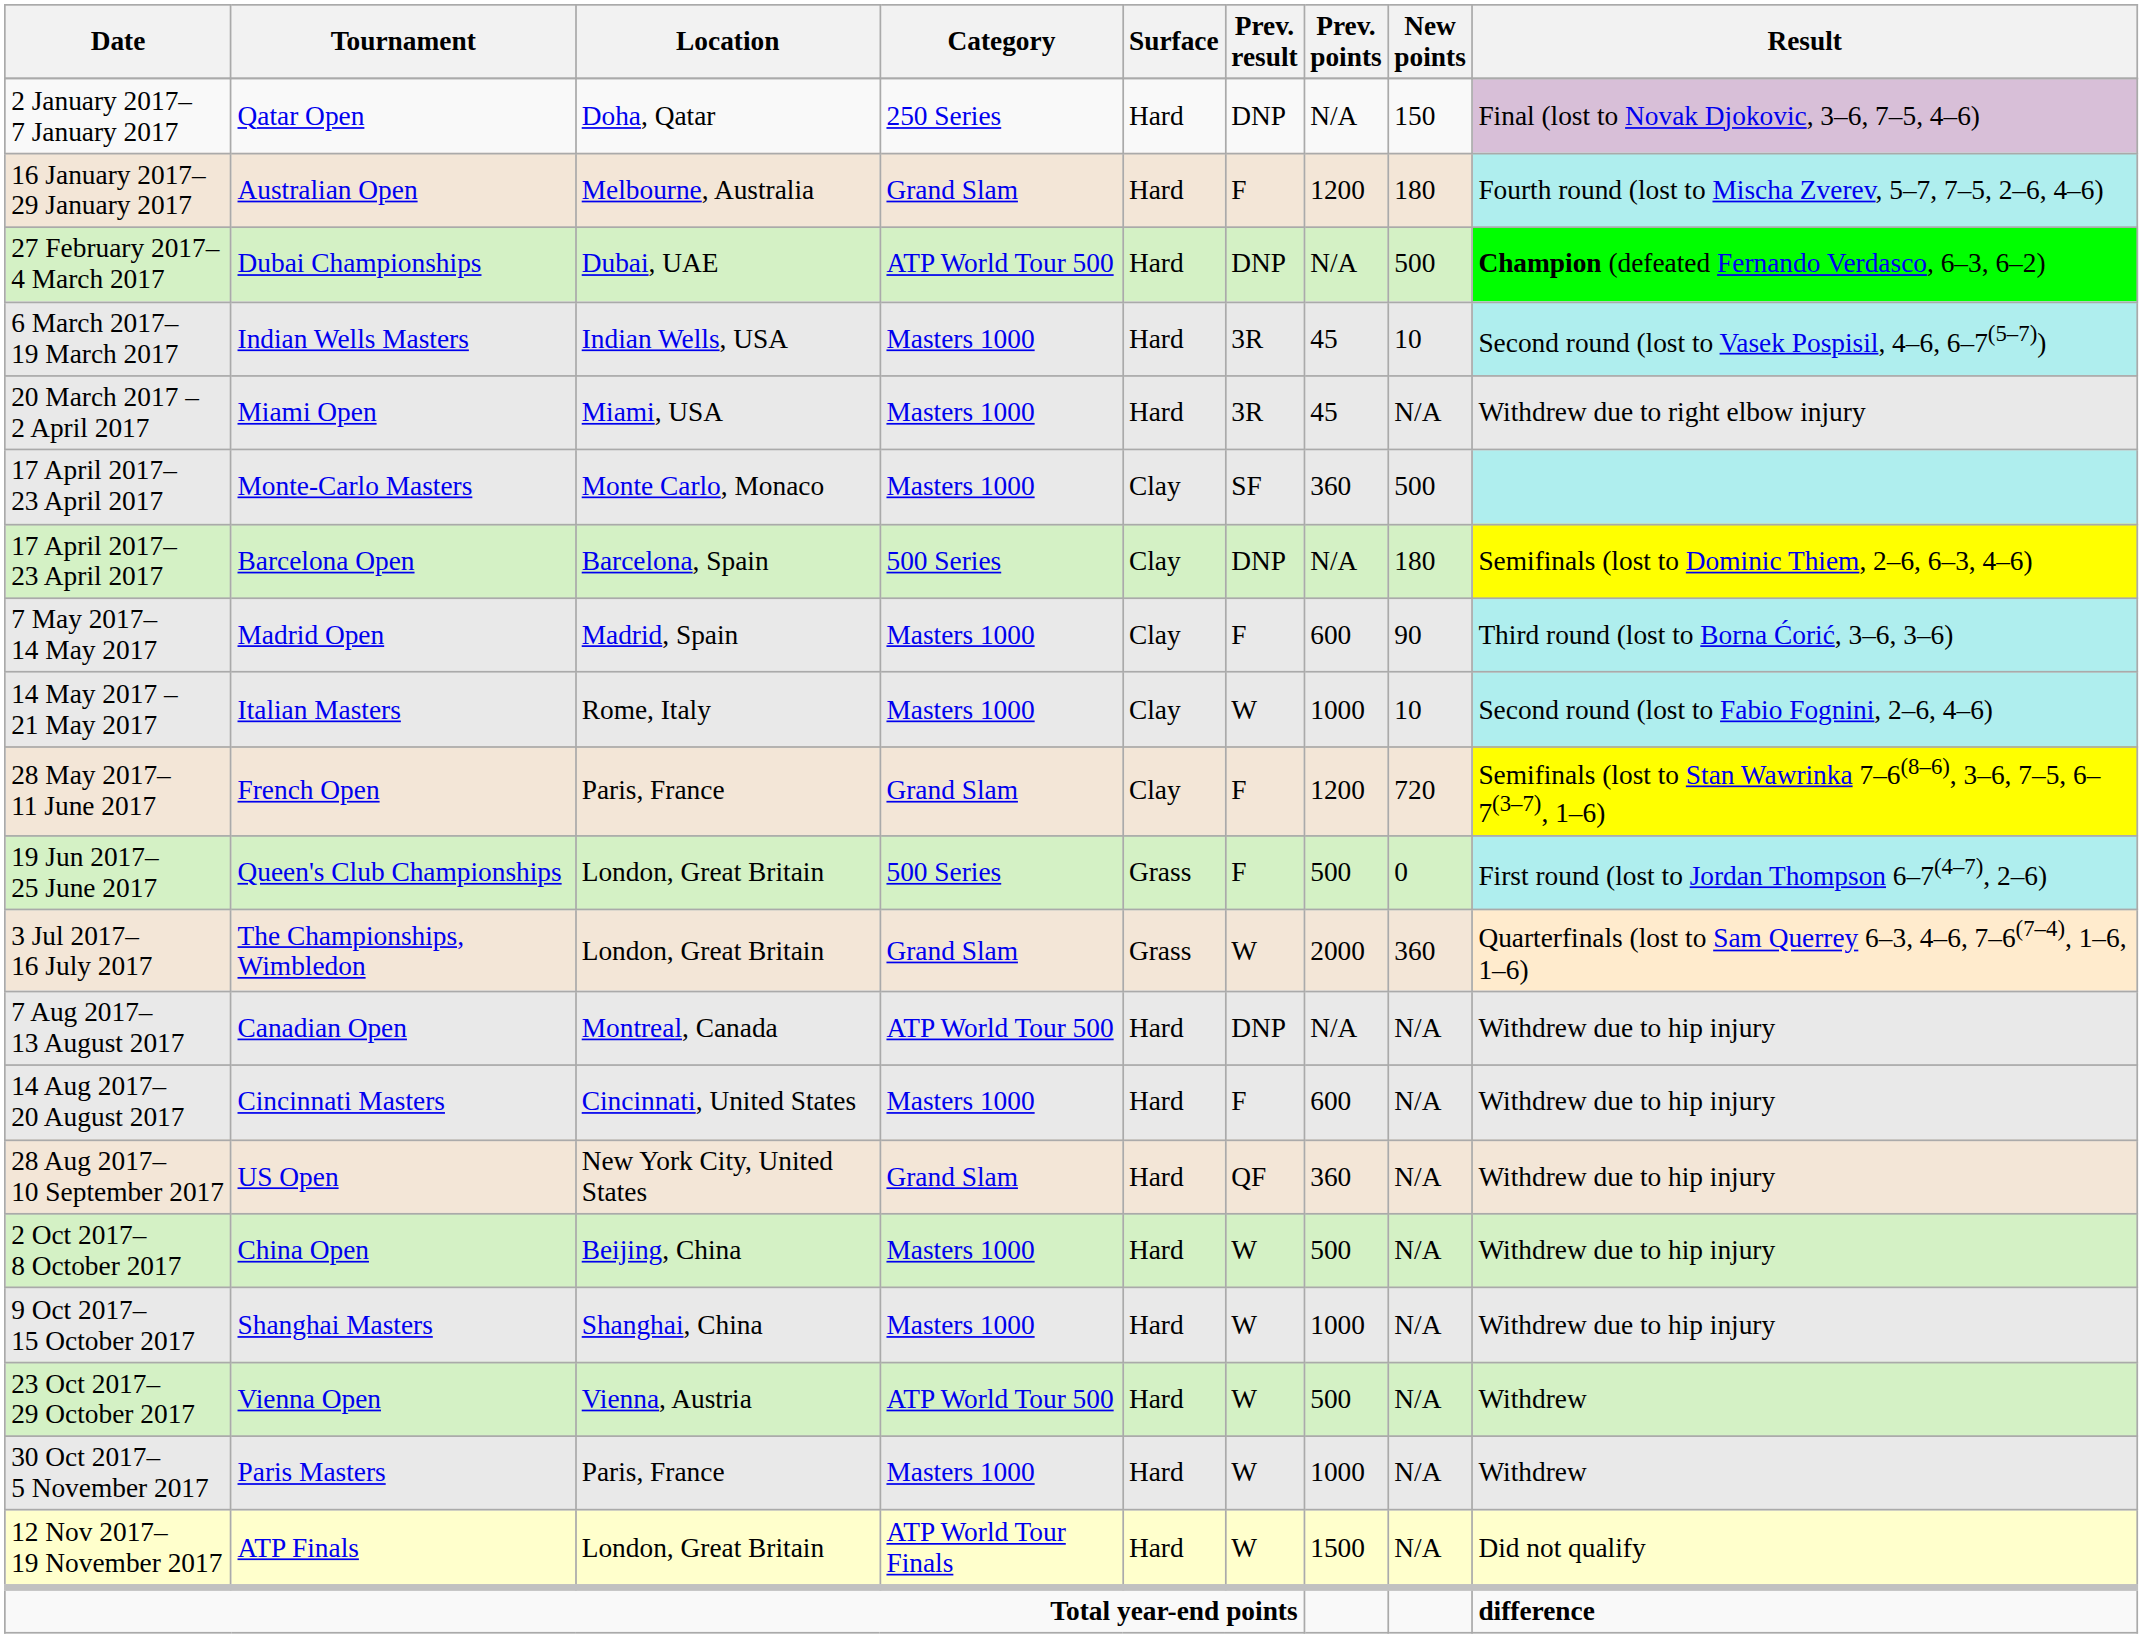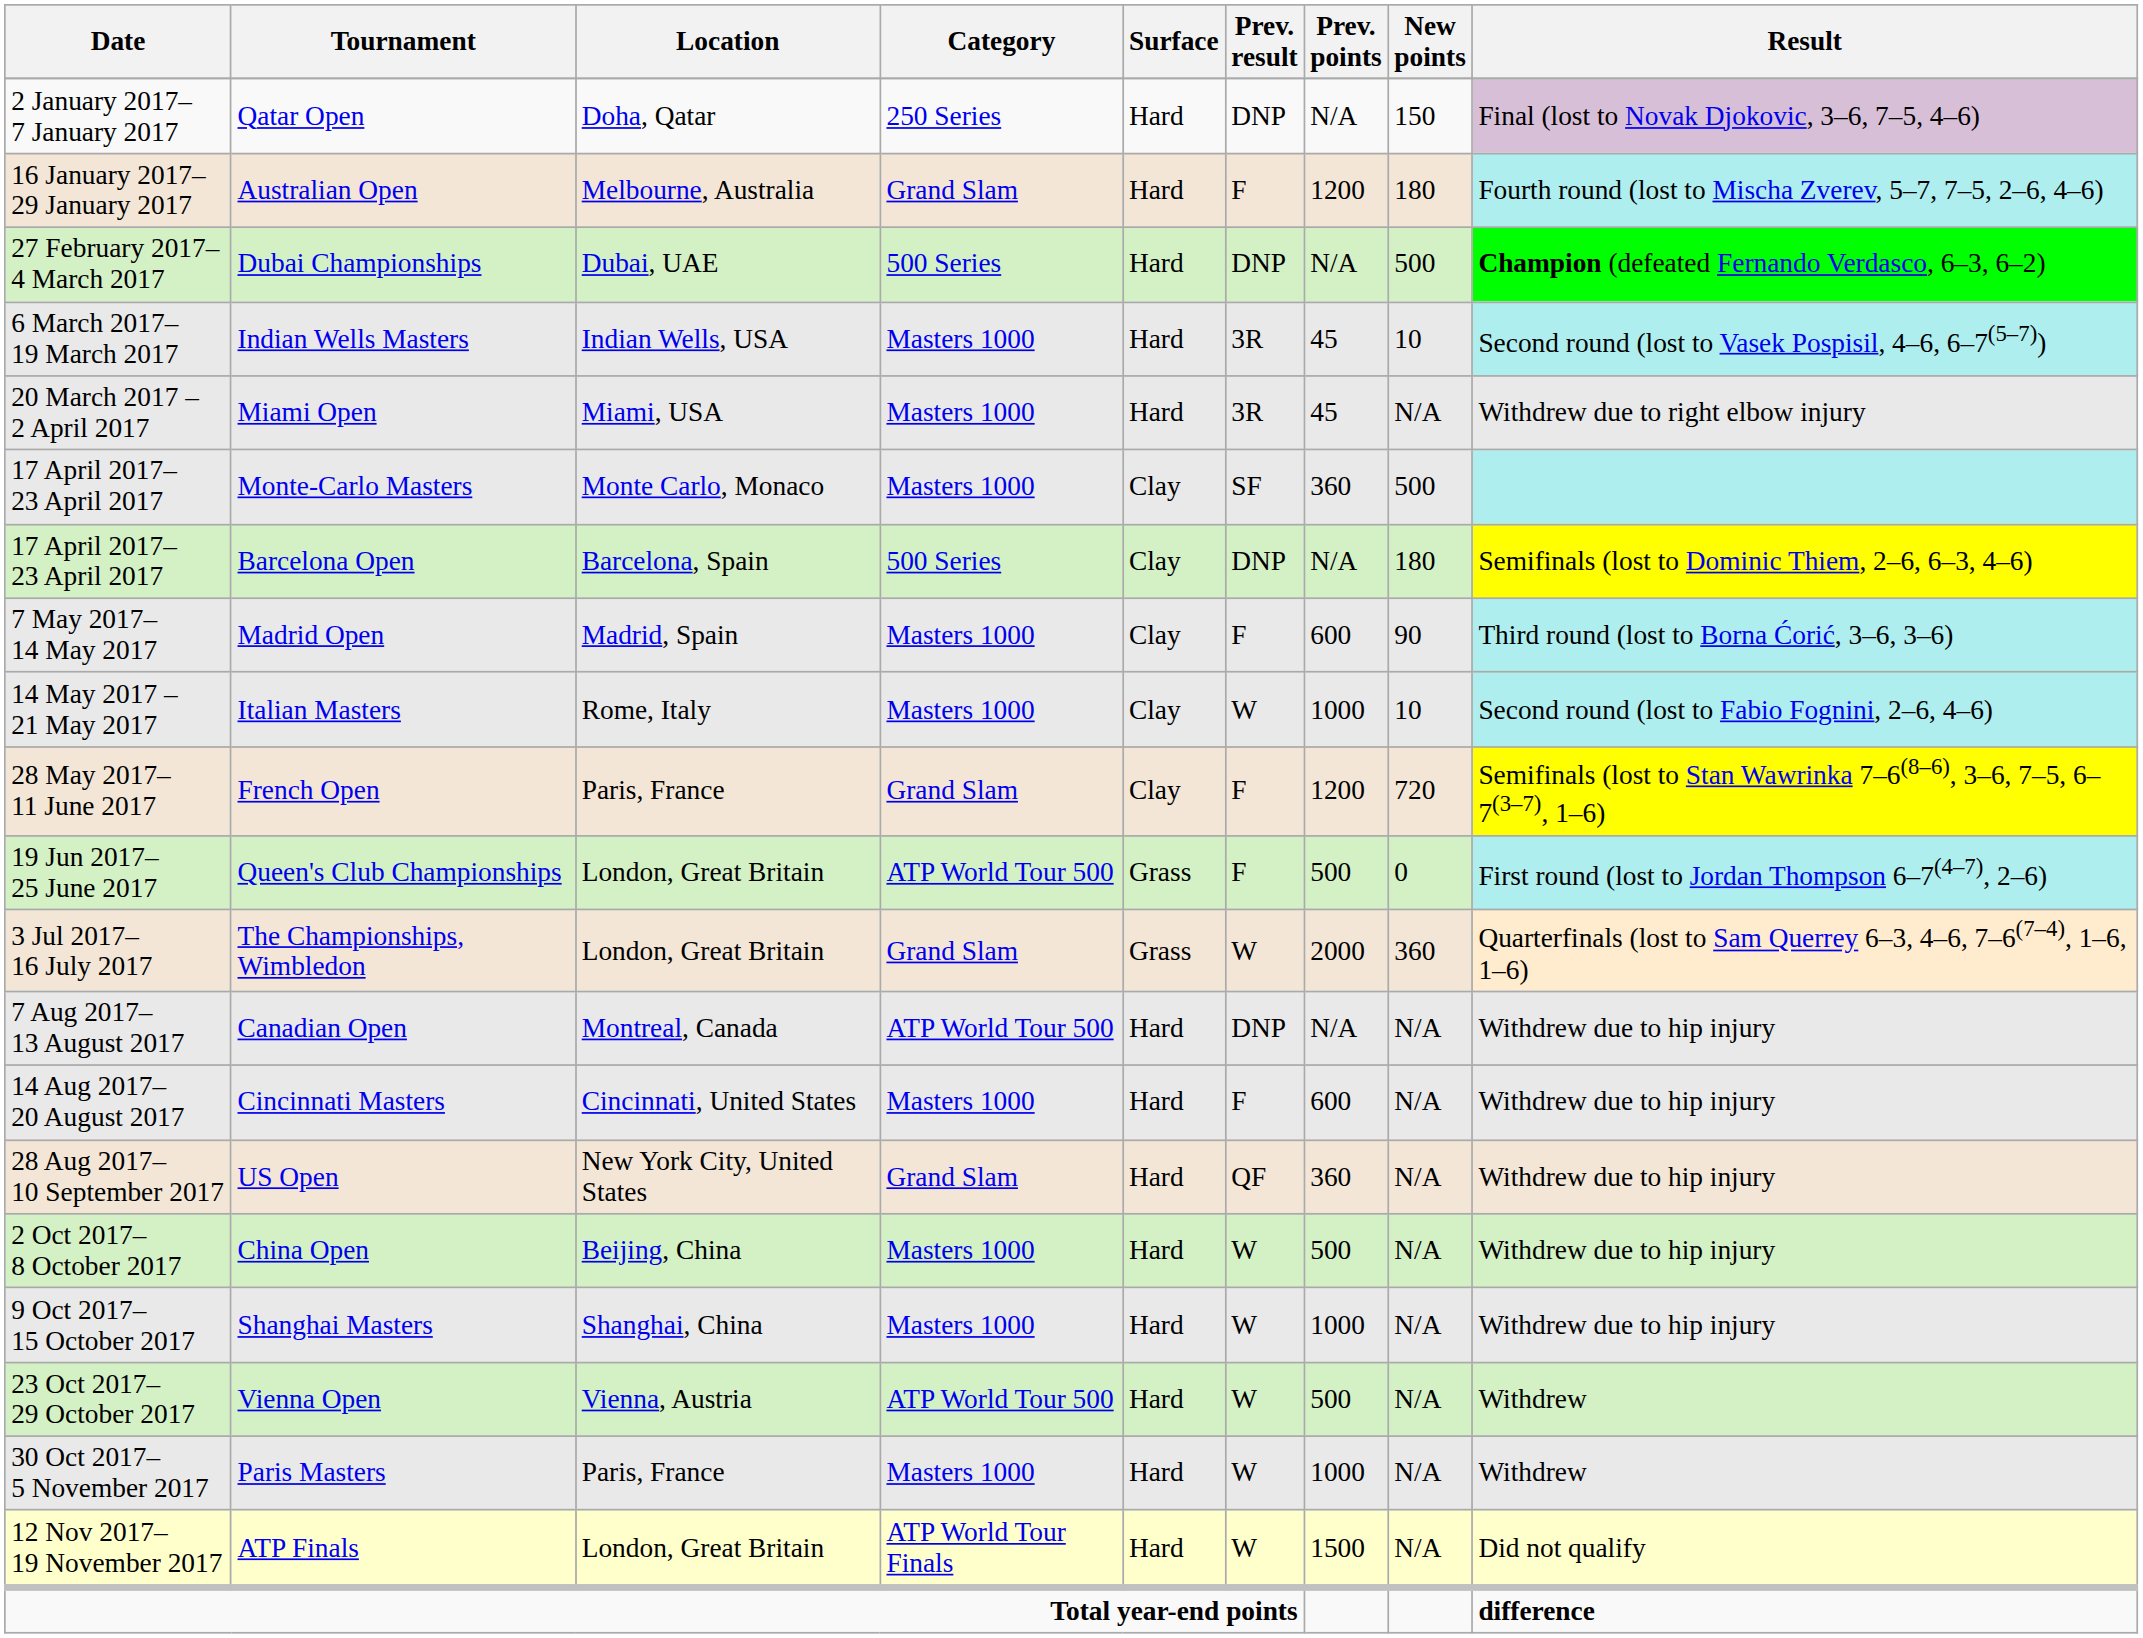(1000, 264) ATP World Tour 500 -> (944, 264) 500 Series
(944, 872) 500 Series -> (1000, 872) ATP World Tour 500
